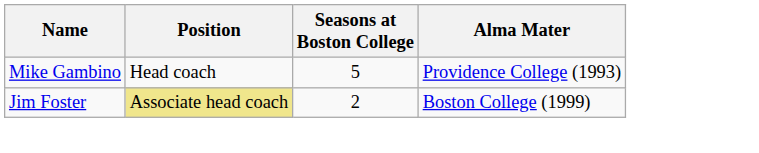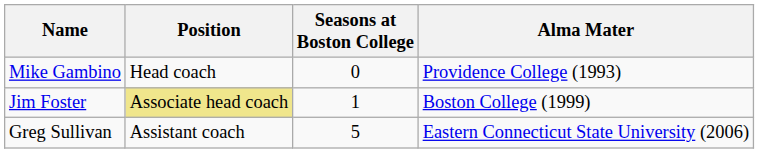(355, 72) 5 -> (355, 72) 0
(355, 102) 2 -> (355, 102) 1
+ row: (60, 133)
